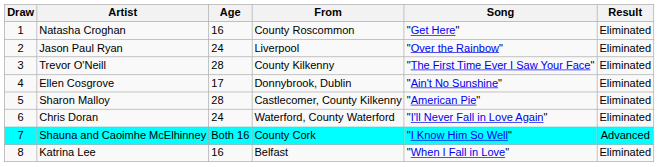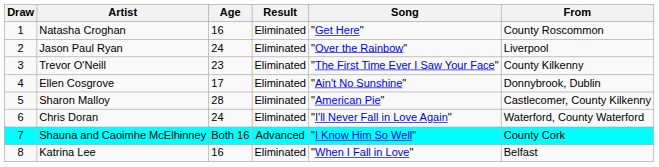columns swapped: (328, 13) <-> (625, 13)
(217, 65) 28 -> (217, 65) 23
